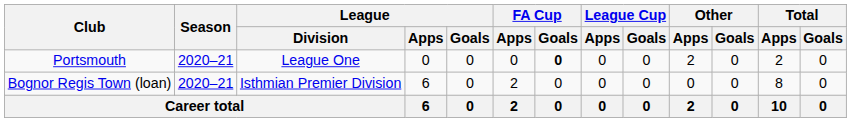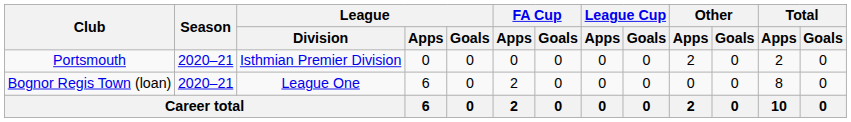(321, 60) League One -> (321, 60) Isthmian Premier Division
(558, 60) bold -> (558, 60) normal
(321, 83) Isthmian Premier Division -> (321, 83) League One
